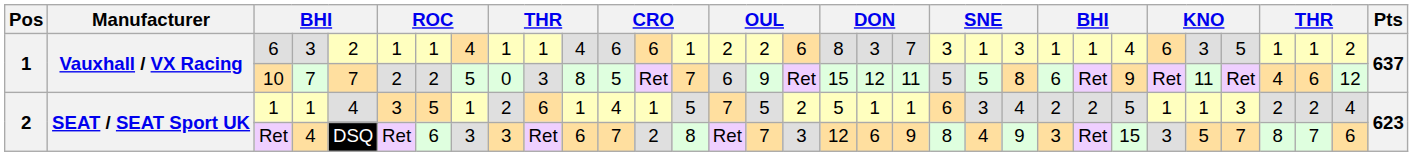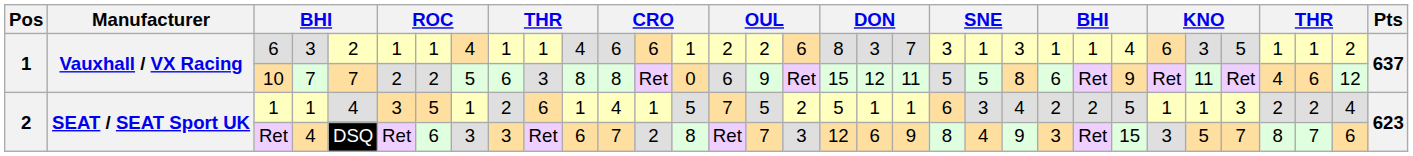(506, 78) 0 -> (506, 78) 6
(616, 78) 5 -> (616, 78) 8
(690, 78) 7 -> (690, 78) 0
